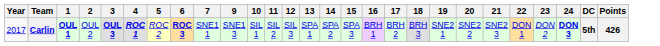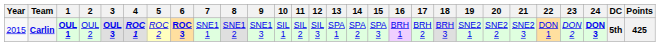+ column: (234, 11)
(16, 29) 2017 -> (16, 29) 2015
(613, 29) 426 -> (640, 29) 425
